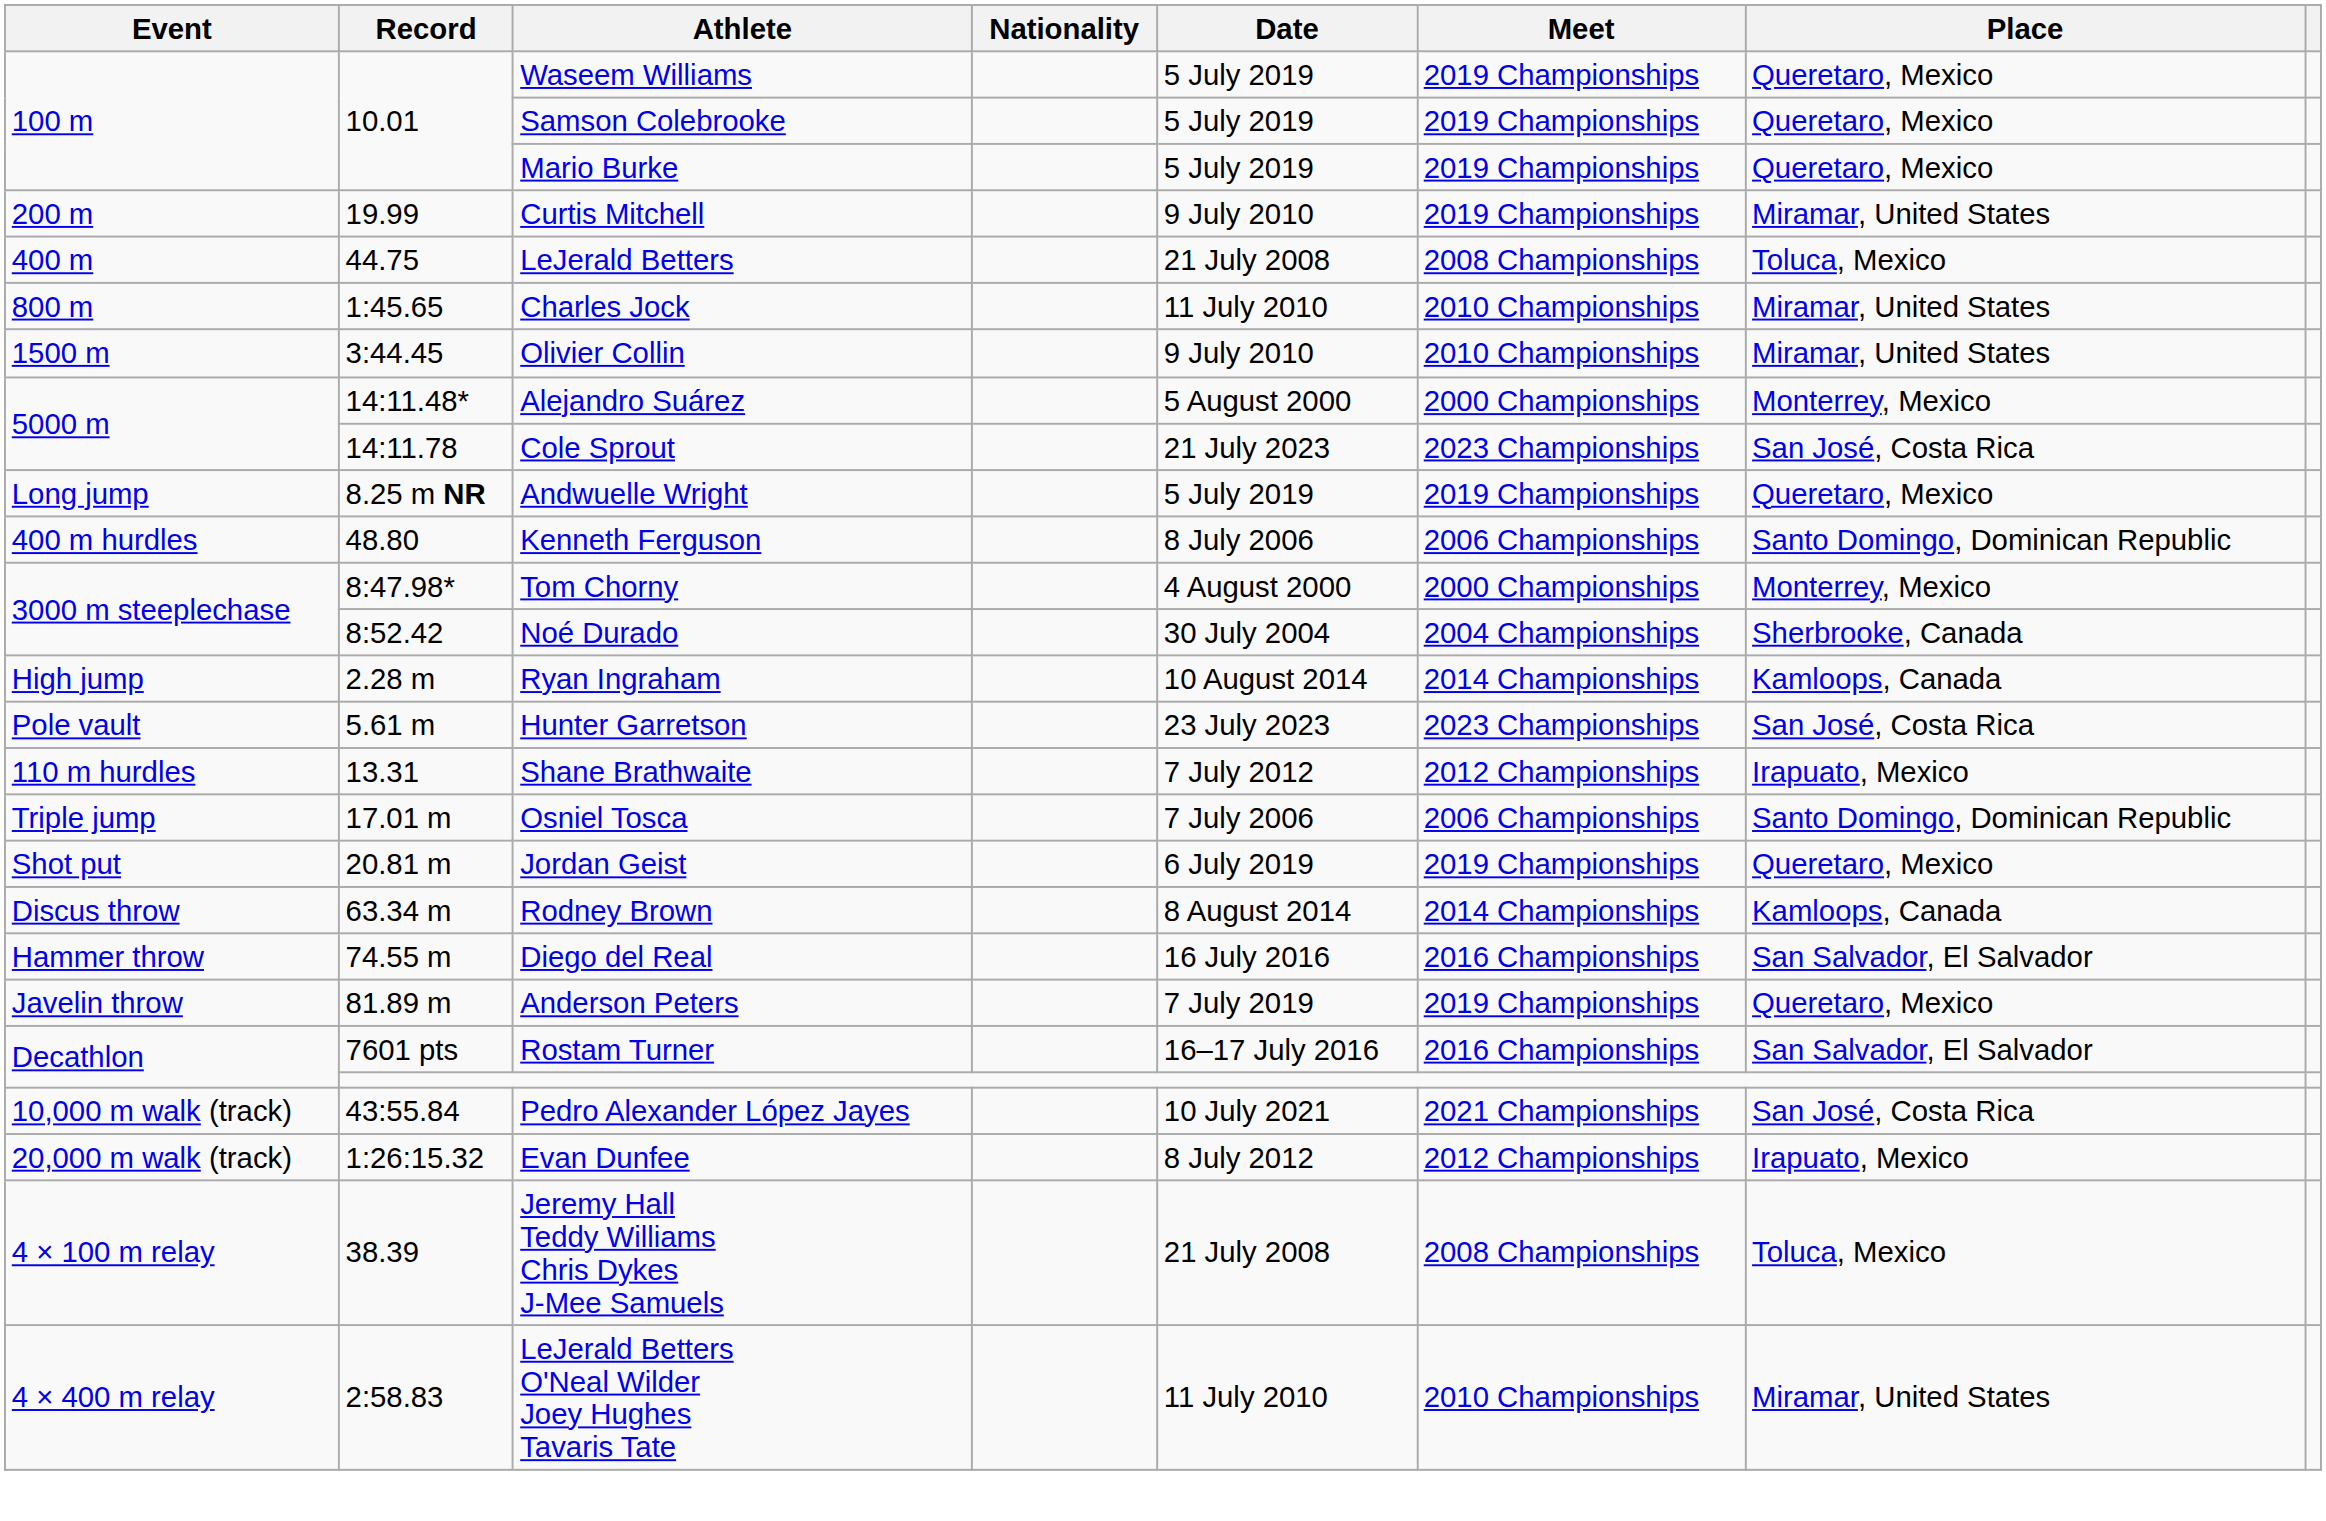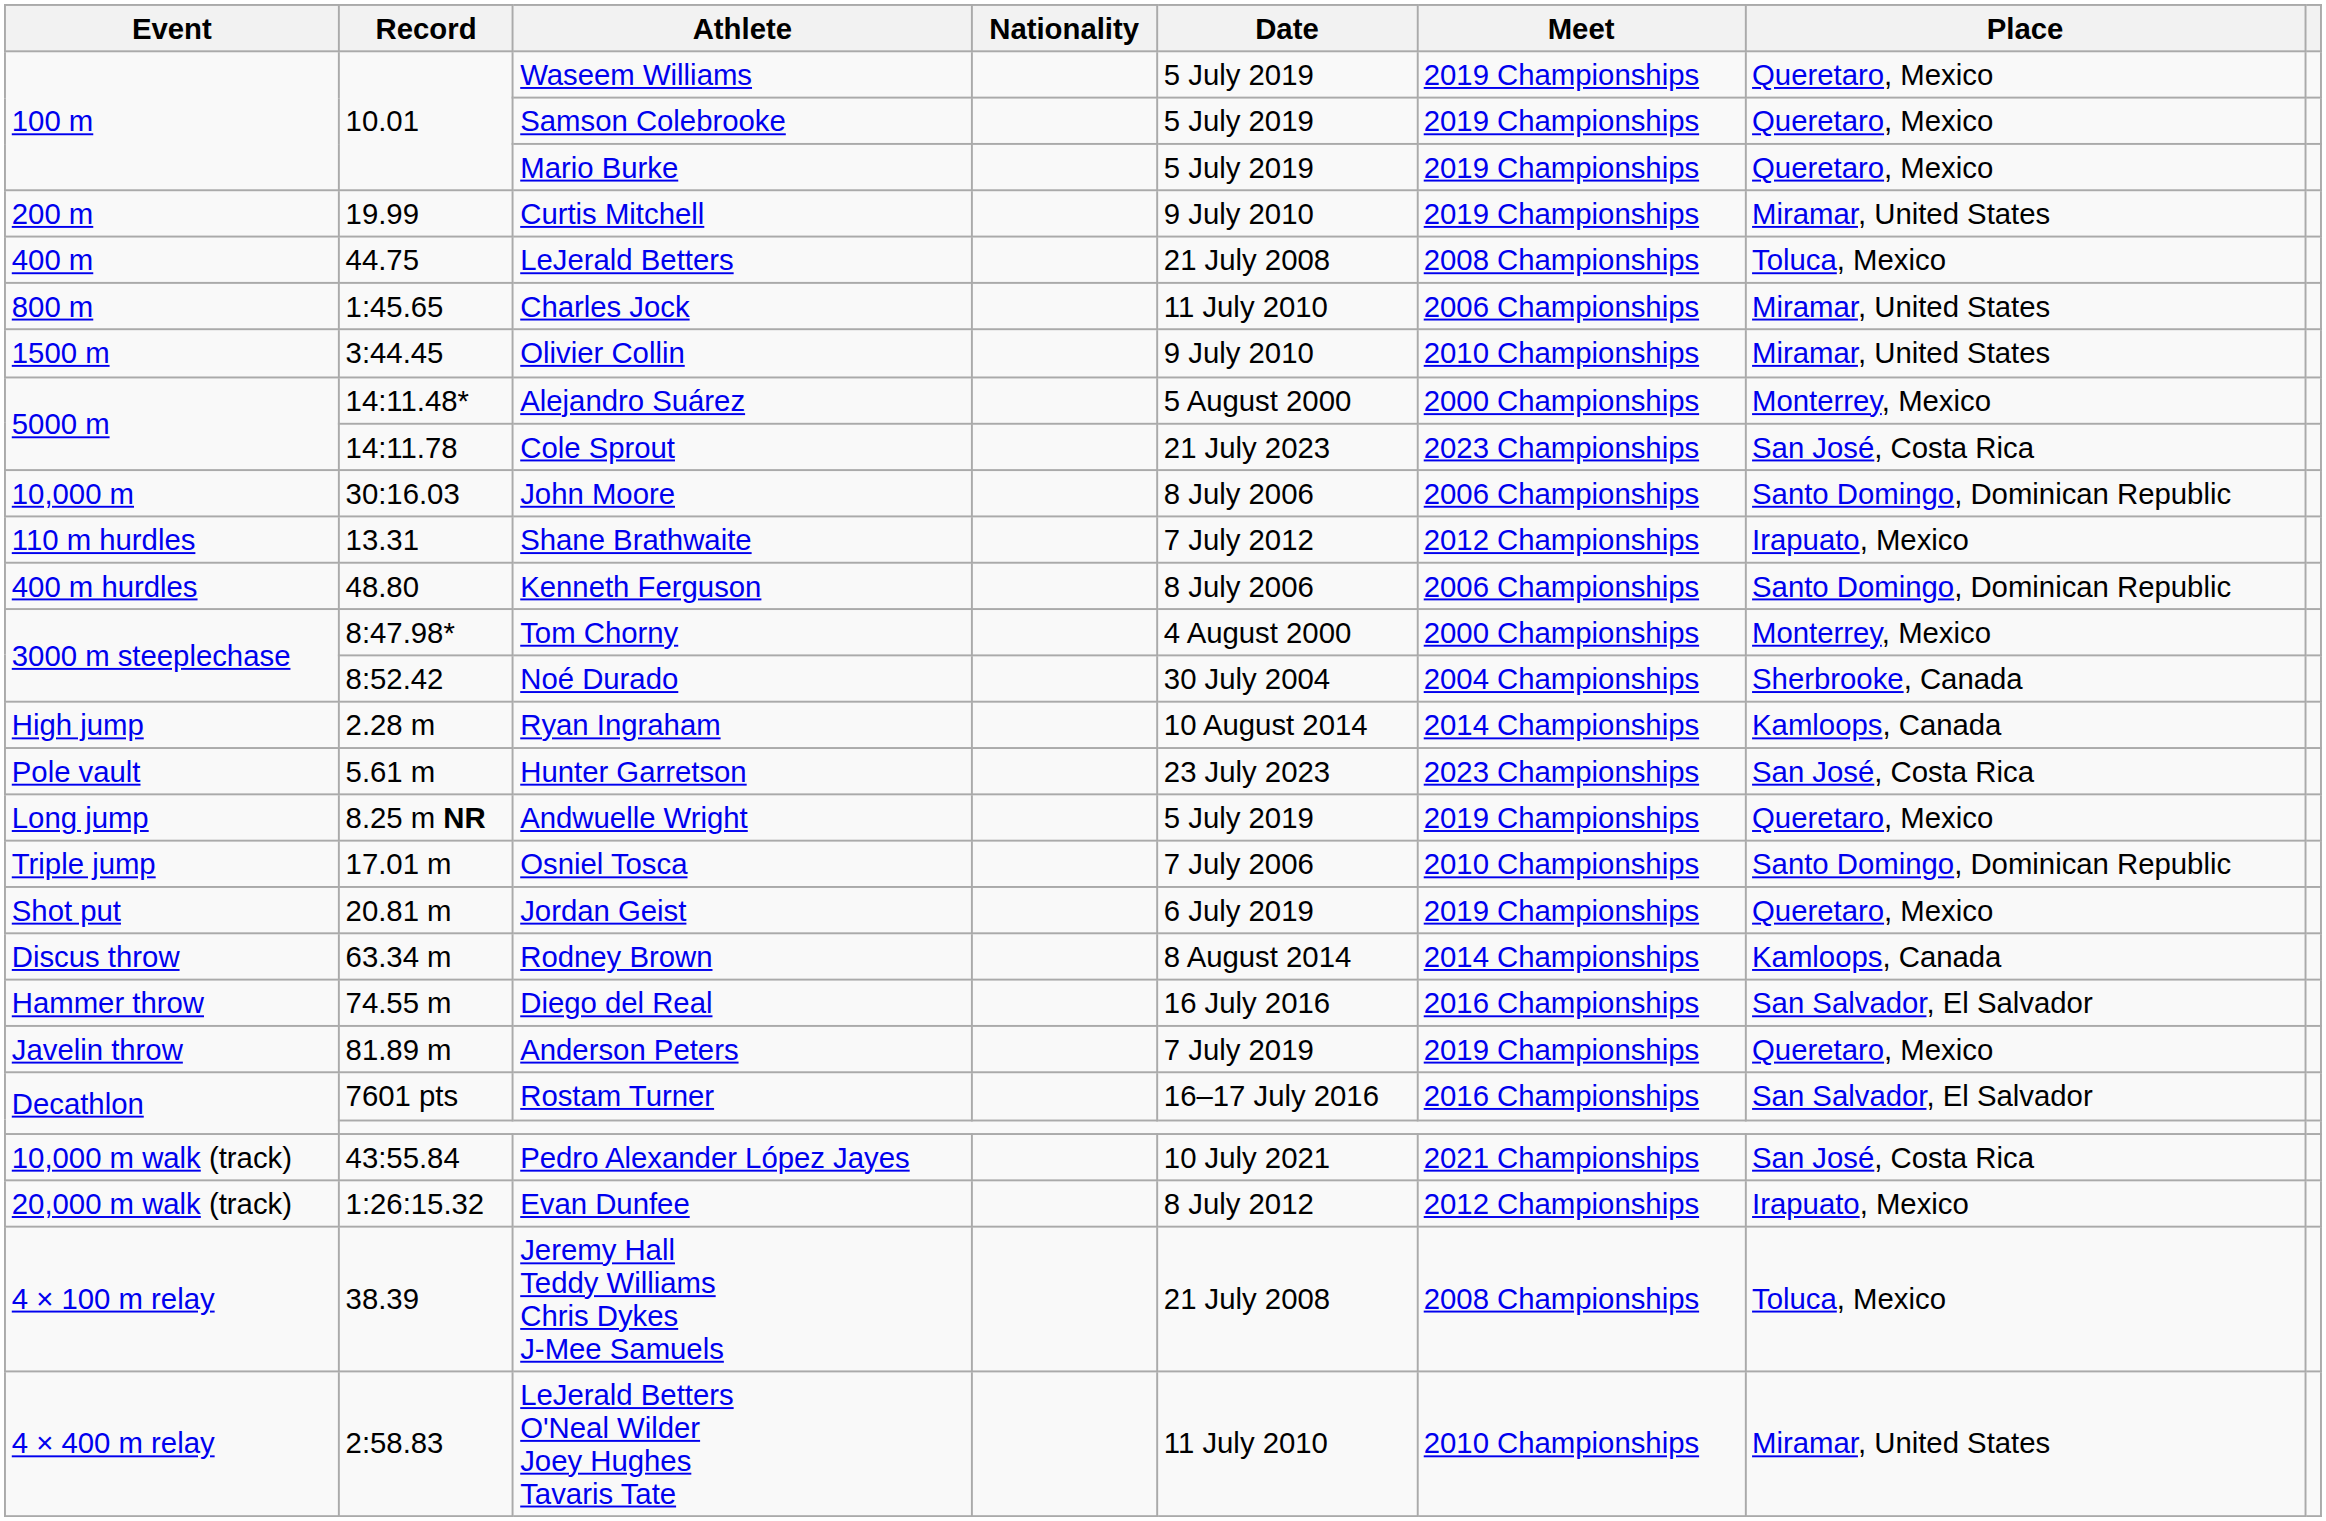(1561, 307) 2010 Championships -> (1561, 307) 2006 Championships
+ row: (598, 493)
rows swapped: (636, 771) <-> (634, 493)
(1561, 818) 2006 Championships -> (1561, 864) 2010 Championships
